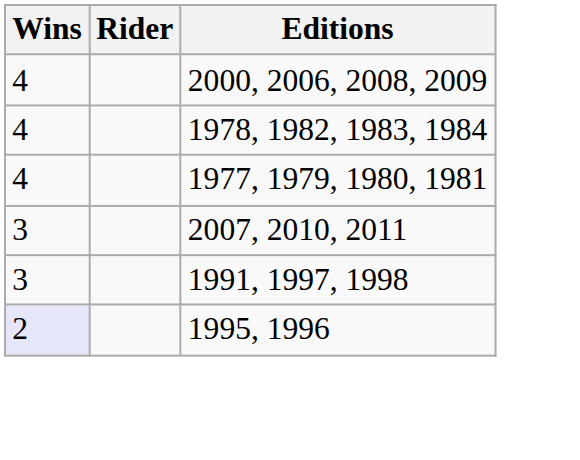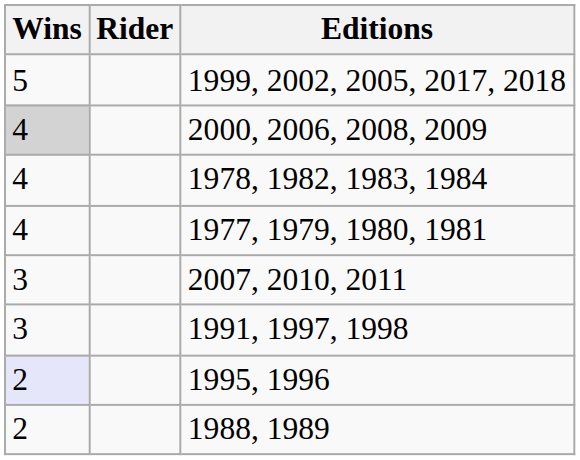+ row: (377, 79)
(20, 79) no background -> (20, 129) lightgrey background
+ row: (259, 429)
